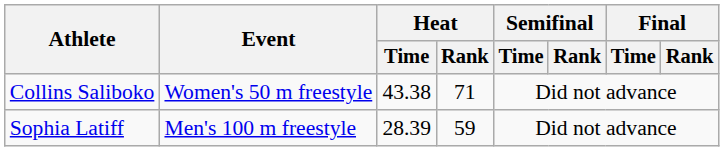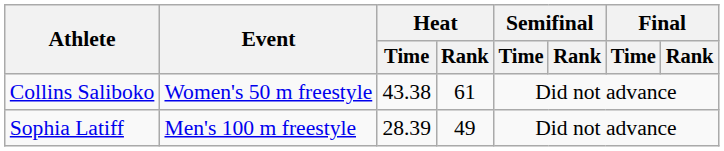(465, 92) 71 -> (465, 92) 61
(465, 127) 59 -> (465, 127) 49
